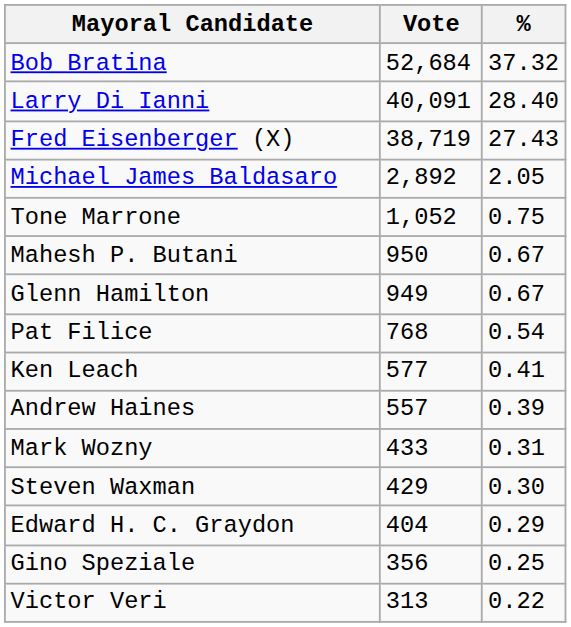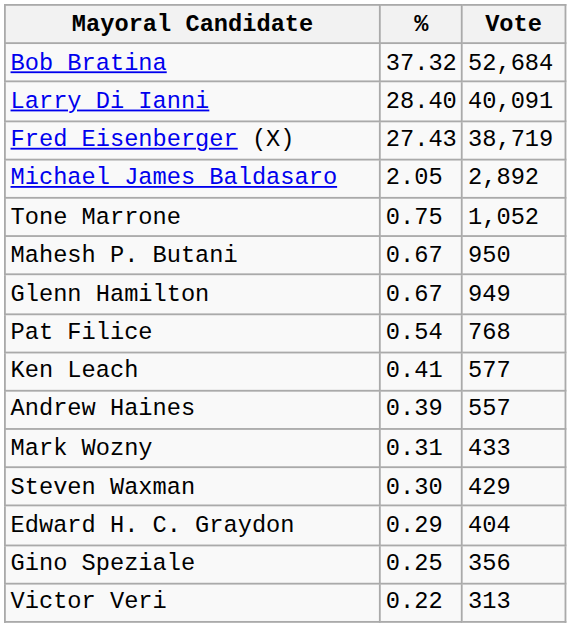columns swapped: (431, 24) <-> (524, 24)
